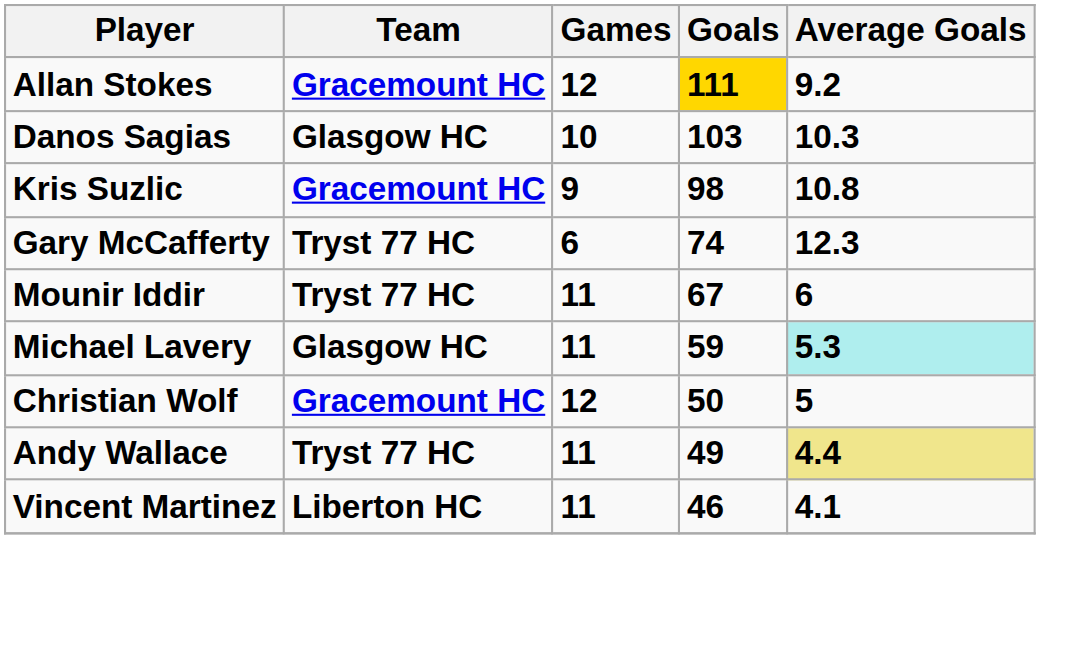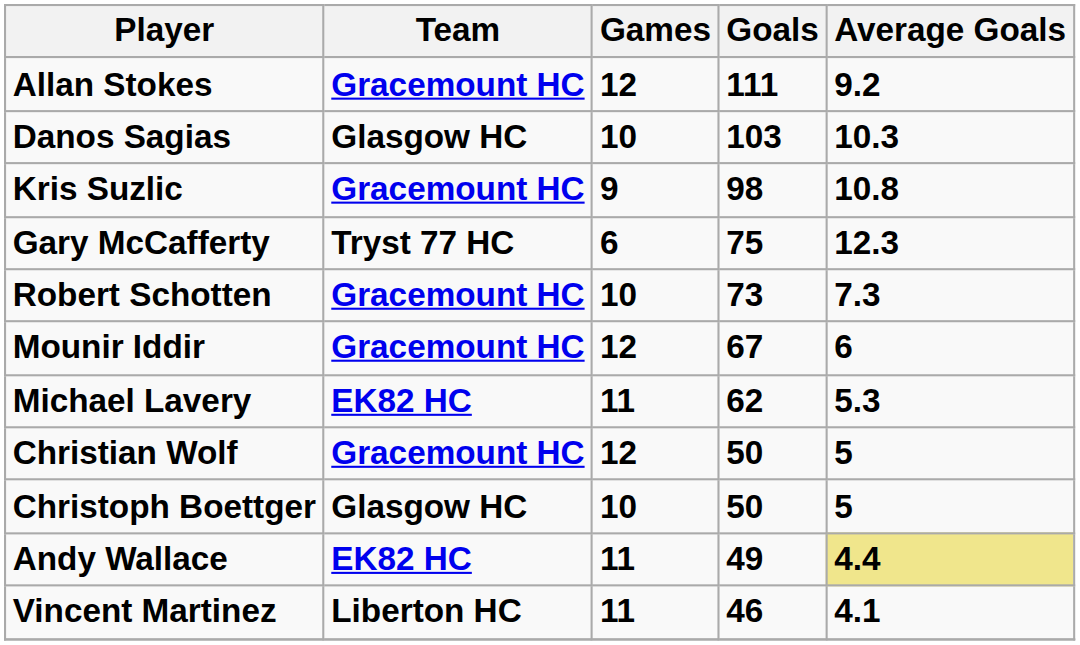(713, 83) gold background -> (752, 83) no background
(705, 242) 74 -> (745, 242) 75
+ row: (142, 294)
(383, 294) Tryst 77 HC -> (458, 347) Gracemount HC
(578, 294) 11 -> (618, 347) 12
(390, 347) Glasgow HC -> (402, 400) EK82 HC
(705, 347) 59 -> (745, 400) 62
(818, 347) paleturquoise background -> (857, 400) no background
+ row: (164, 505)
(383, 453) Tryst 77 HC -> (402, 558) EK82 HC
